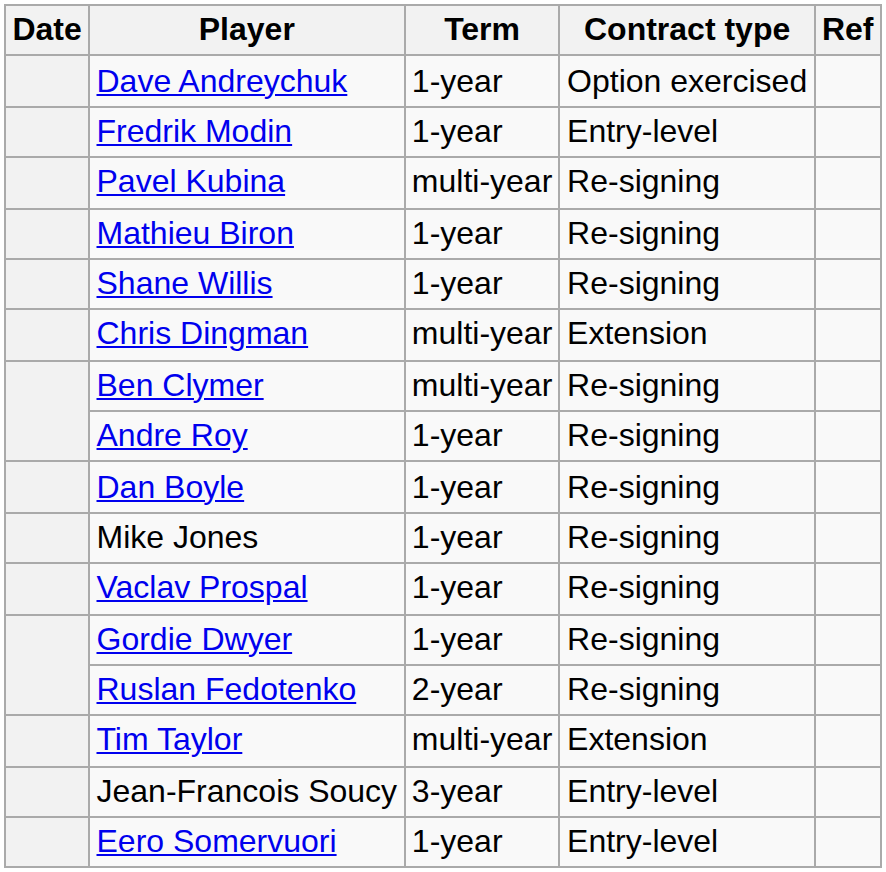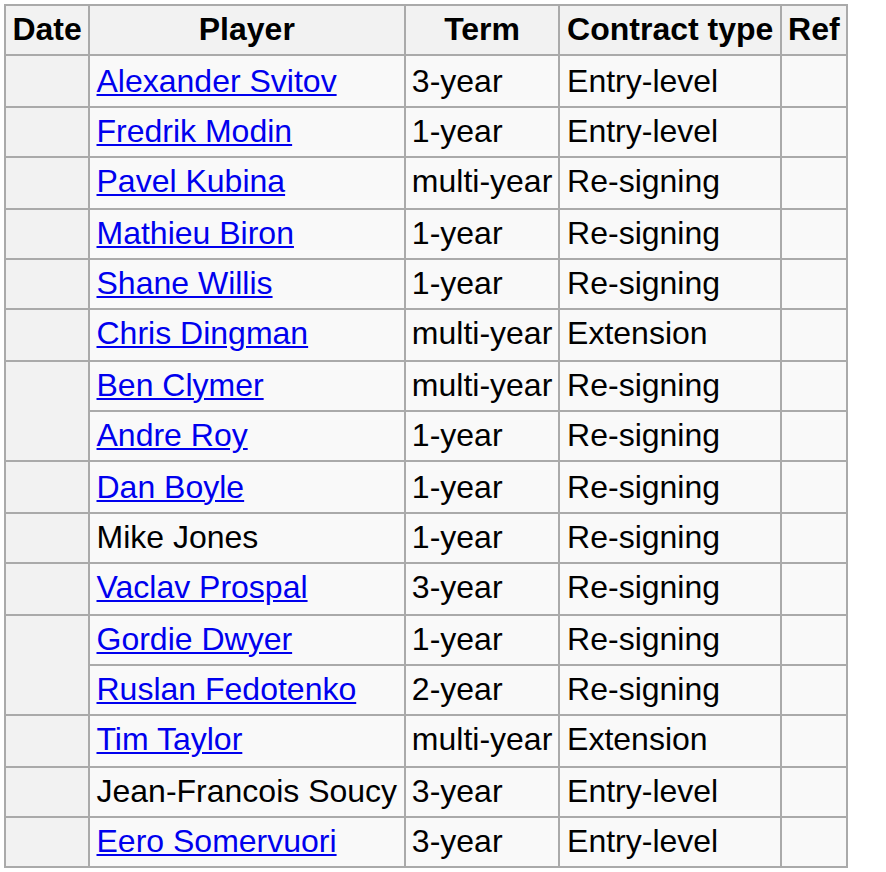+ row: (217, 80)
- row: (222, 80)
(457, 588) 1-year -> (457, 588) 3-year
(457, 841) 1-year -> (457, 841) 3-year
